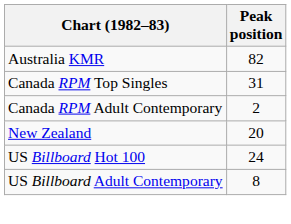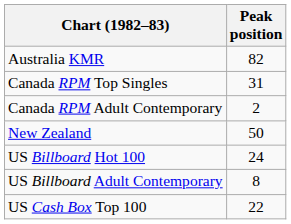(256, 132) 20 -> (256, 132) 50
+ row: (77, 206)
